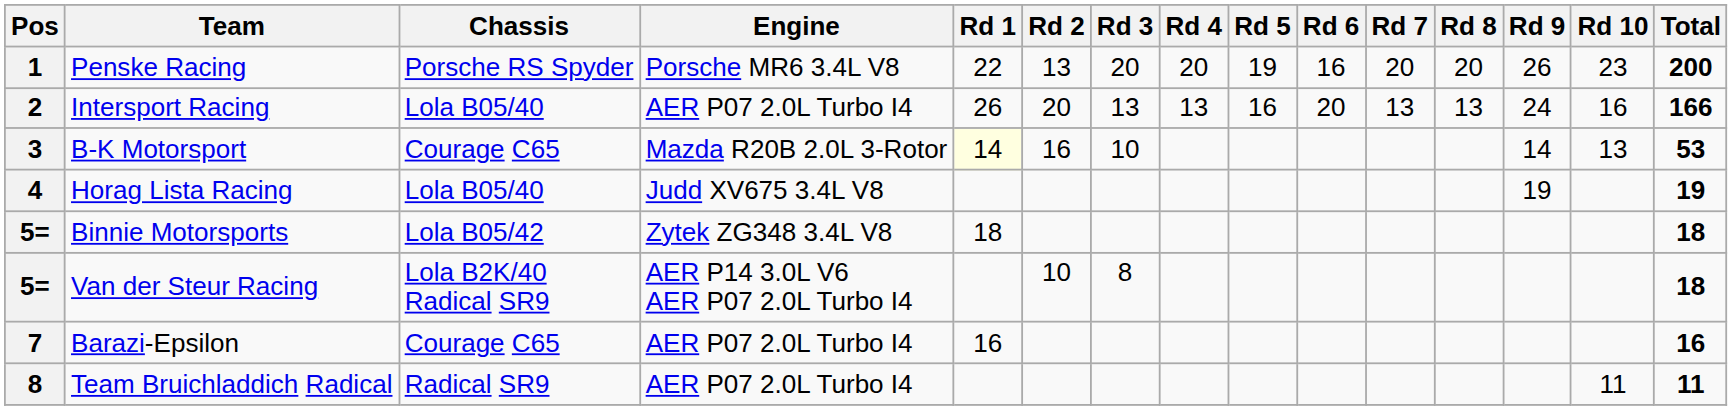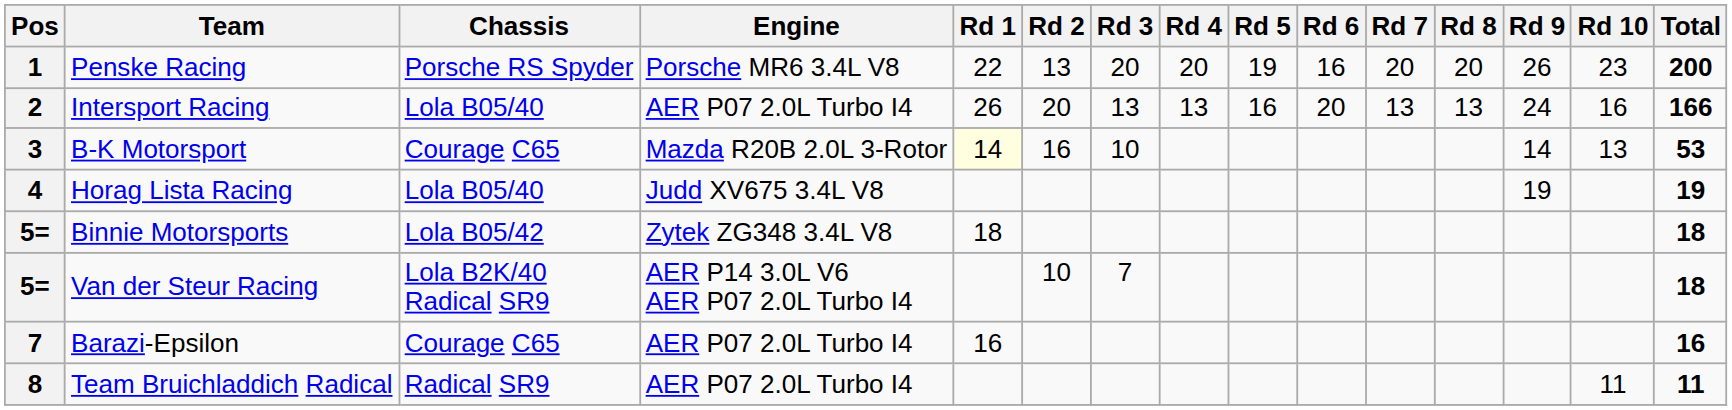(1125, 273) 8 -> (1125, 273) 7
